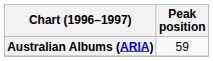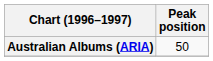(182, 46) 59 -> (182, 46) 50
